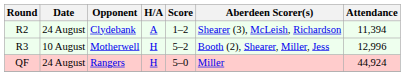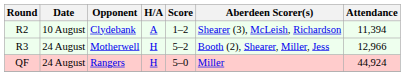(64, 29) 24 August -> (64, 29) 10 August
(64, 46) 10 August -> (64, 46) 24 August
(372, 46) 12,996 -> (372, 46) 12,966
